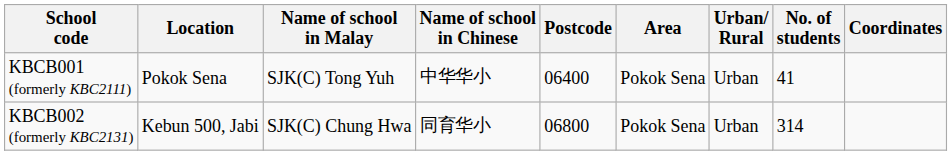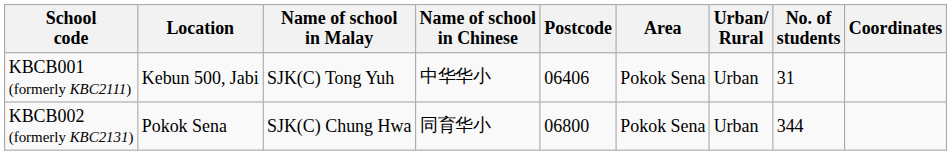(184, 77) Pokok Sena -> (200, 77) Kebun 500, Jabi
(567, 77) 06400 -> (567, 77) 06406
(786, 77) 41 -> (786, 77) 31
(200, 125) Kebun 500, Jabi -> (184, 125) Pokok Sena
(790, 125) 314 -> (790, 125) 344
